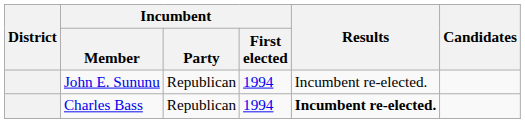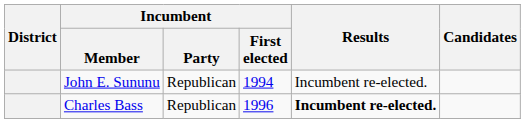(258, 105) 1994 -> (258, 105) 1996
